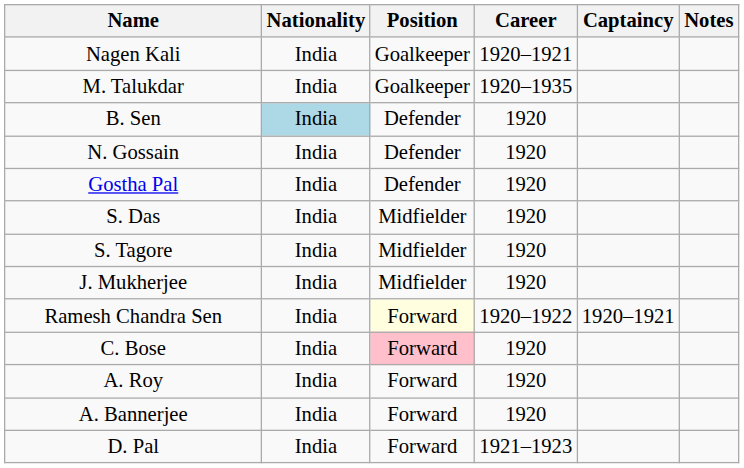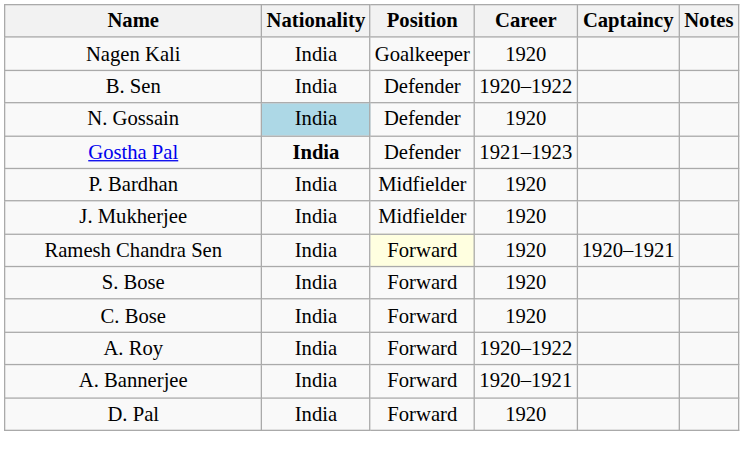(526, 53) 1920–1921 -> (526, 53) 1920
- row: (133, 86)
(316, 119) lightblue background -> (316, 86) no background
(526, 119) 1920 -> (526, 86) 1920–1922
(316, 151) no background -> (316, 119) lightblue background
(316, 184) normal -> (316, 151) bold
(526, 184) 1920 -> (526, 151) 1921–1923
+ row: (133, 184)
- row: (133, 217)
- row: (133, 250)
(526, 315) 1920–1922 -> (526, 250) 1920
+ row: (133, 282)
(422, 348) pink background -> (422, 315) no background
(526, 380) 1920 -> (526, 348) 1920–1922
(526, 413) 1920 -> (526, 380) 1920–1921
(526, 446) 1921–1923 -> (526, 413) 1920
